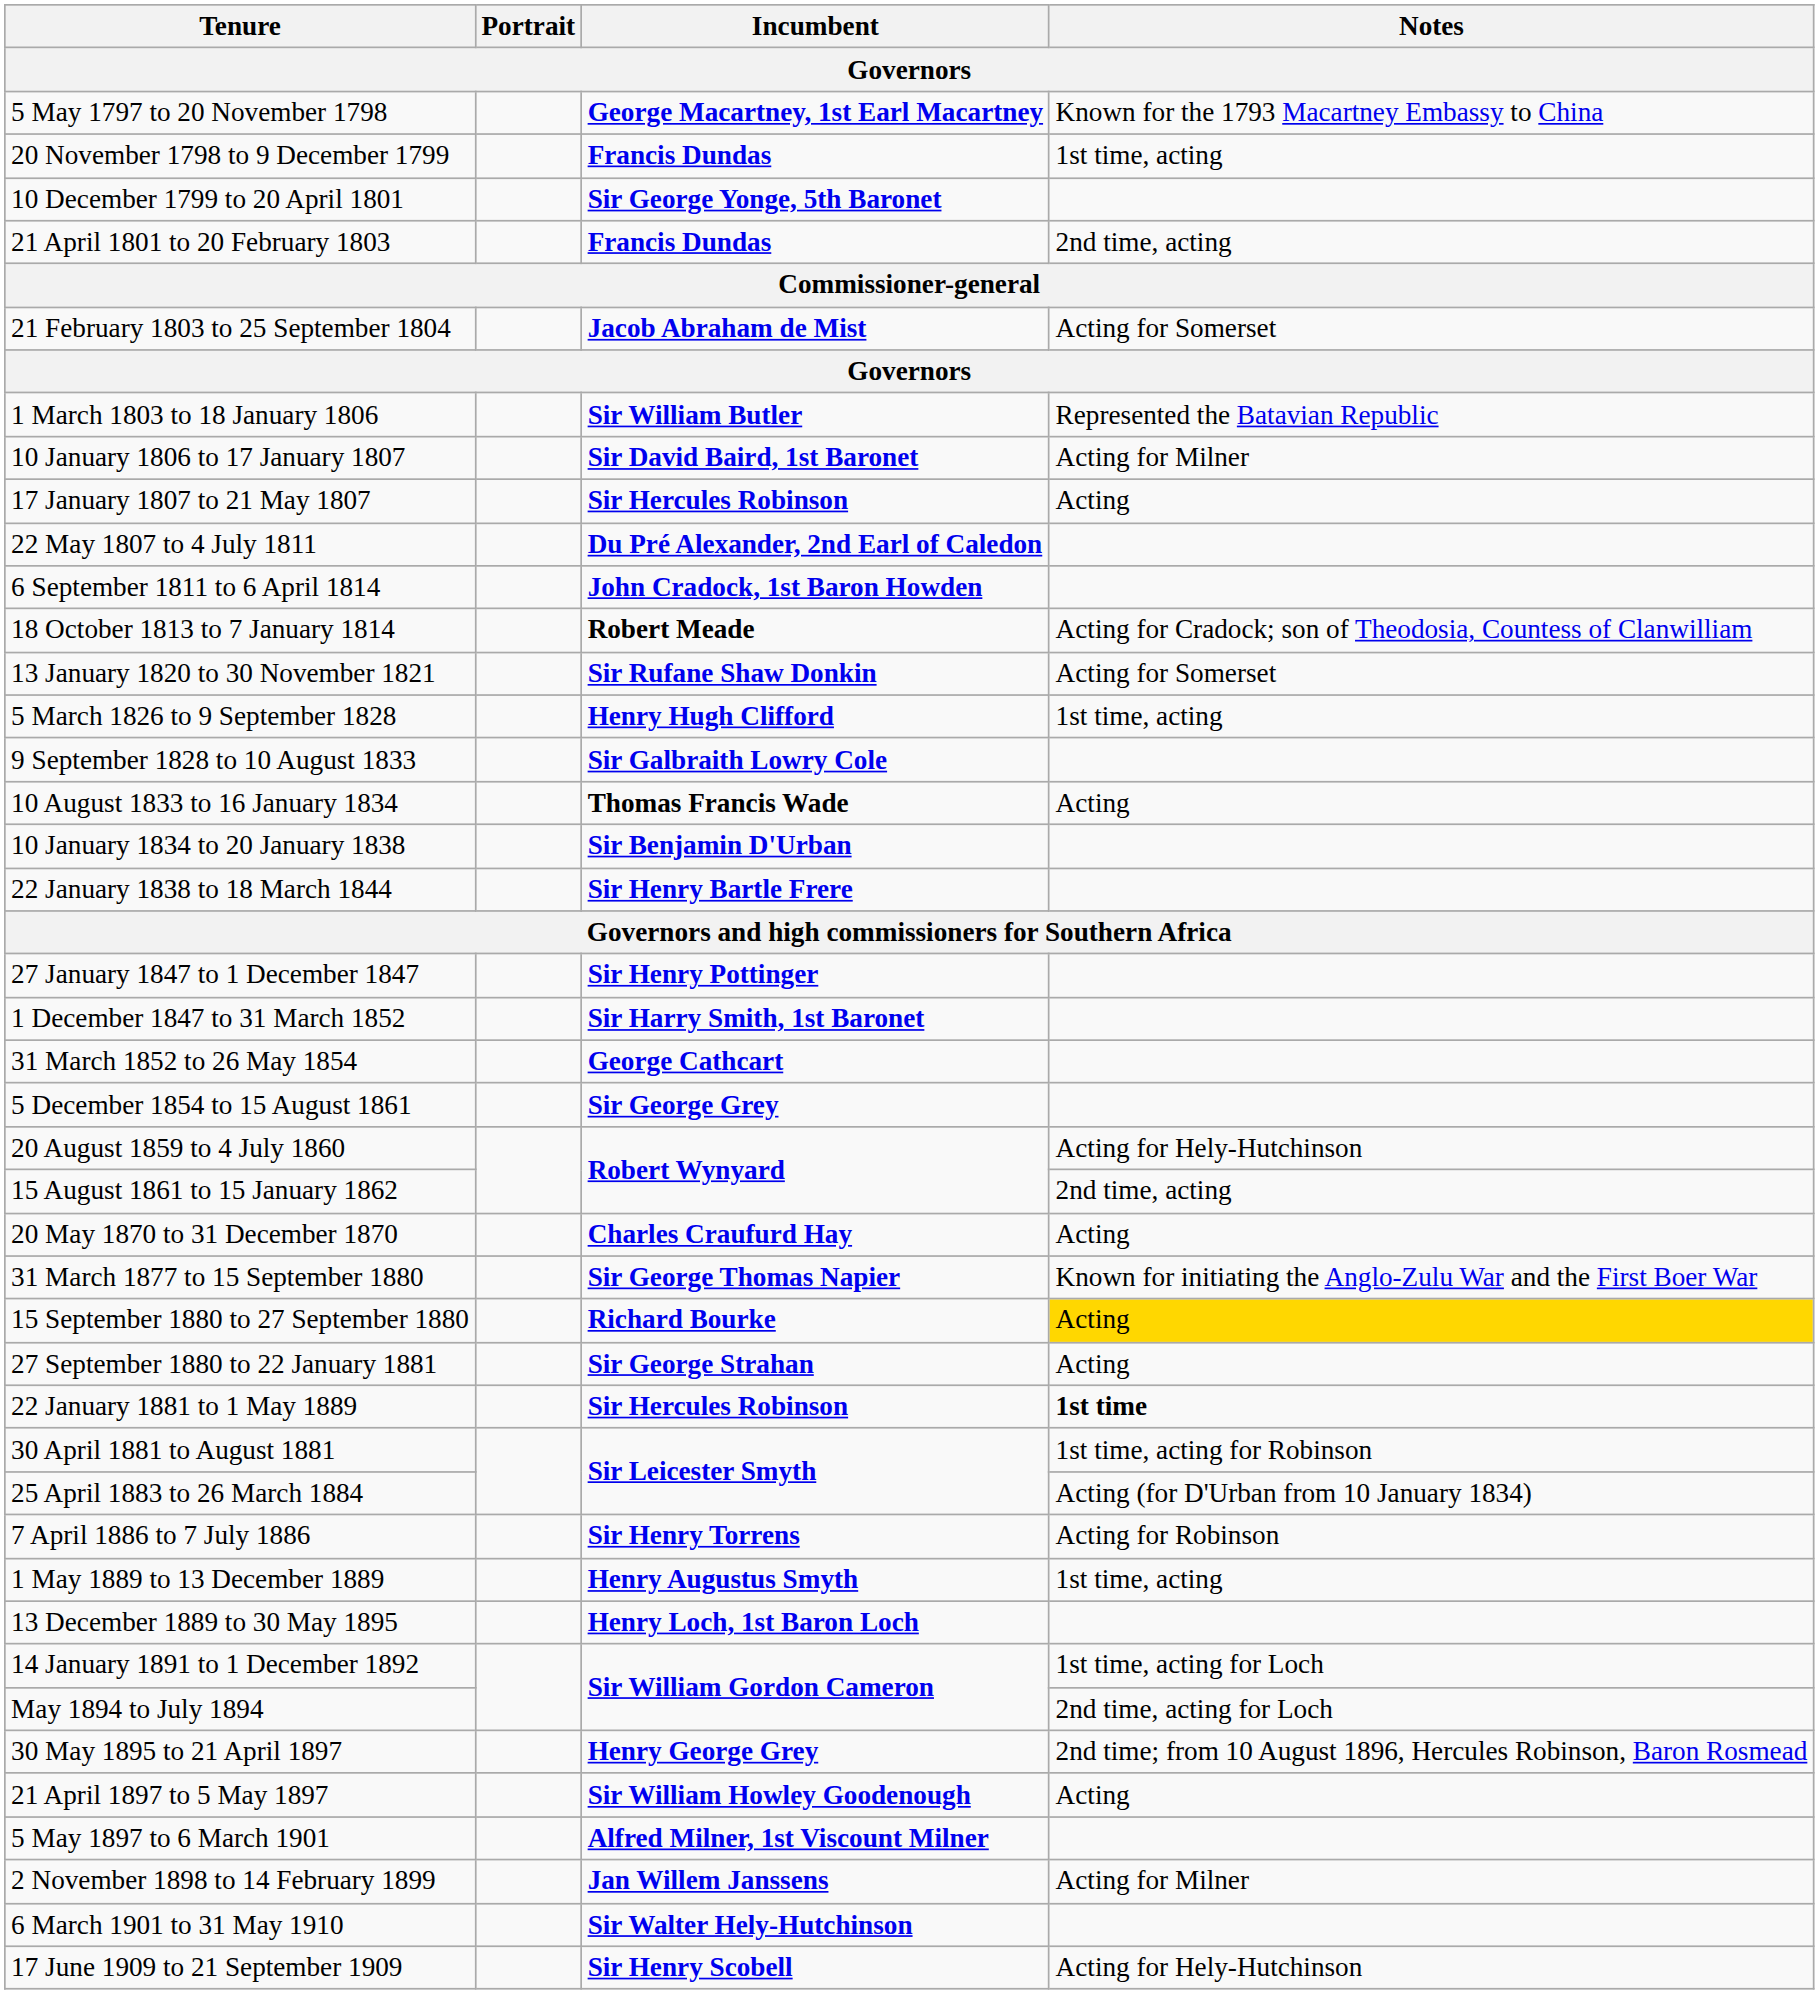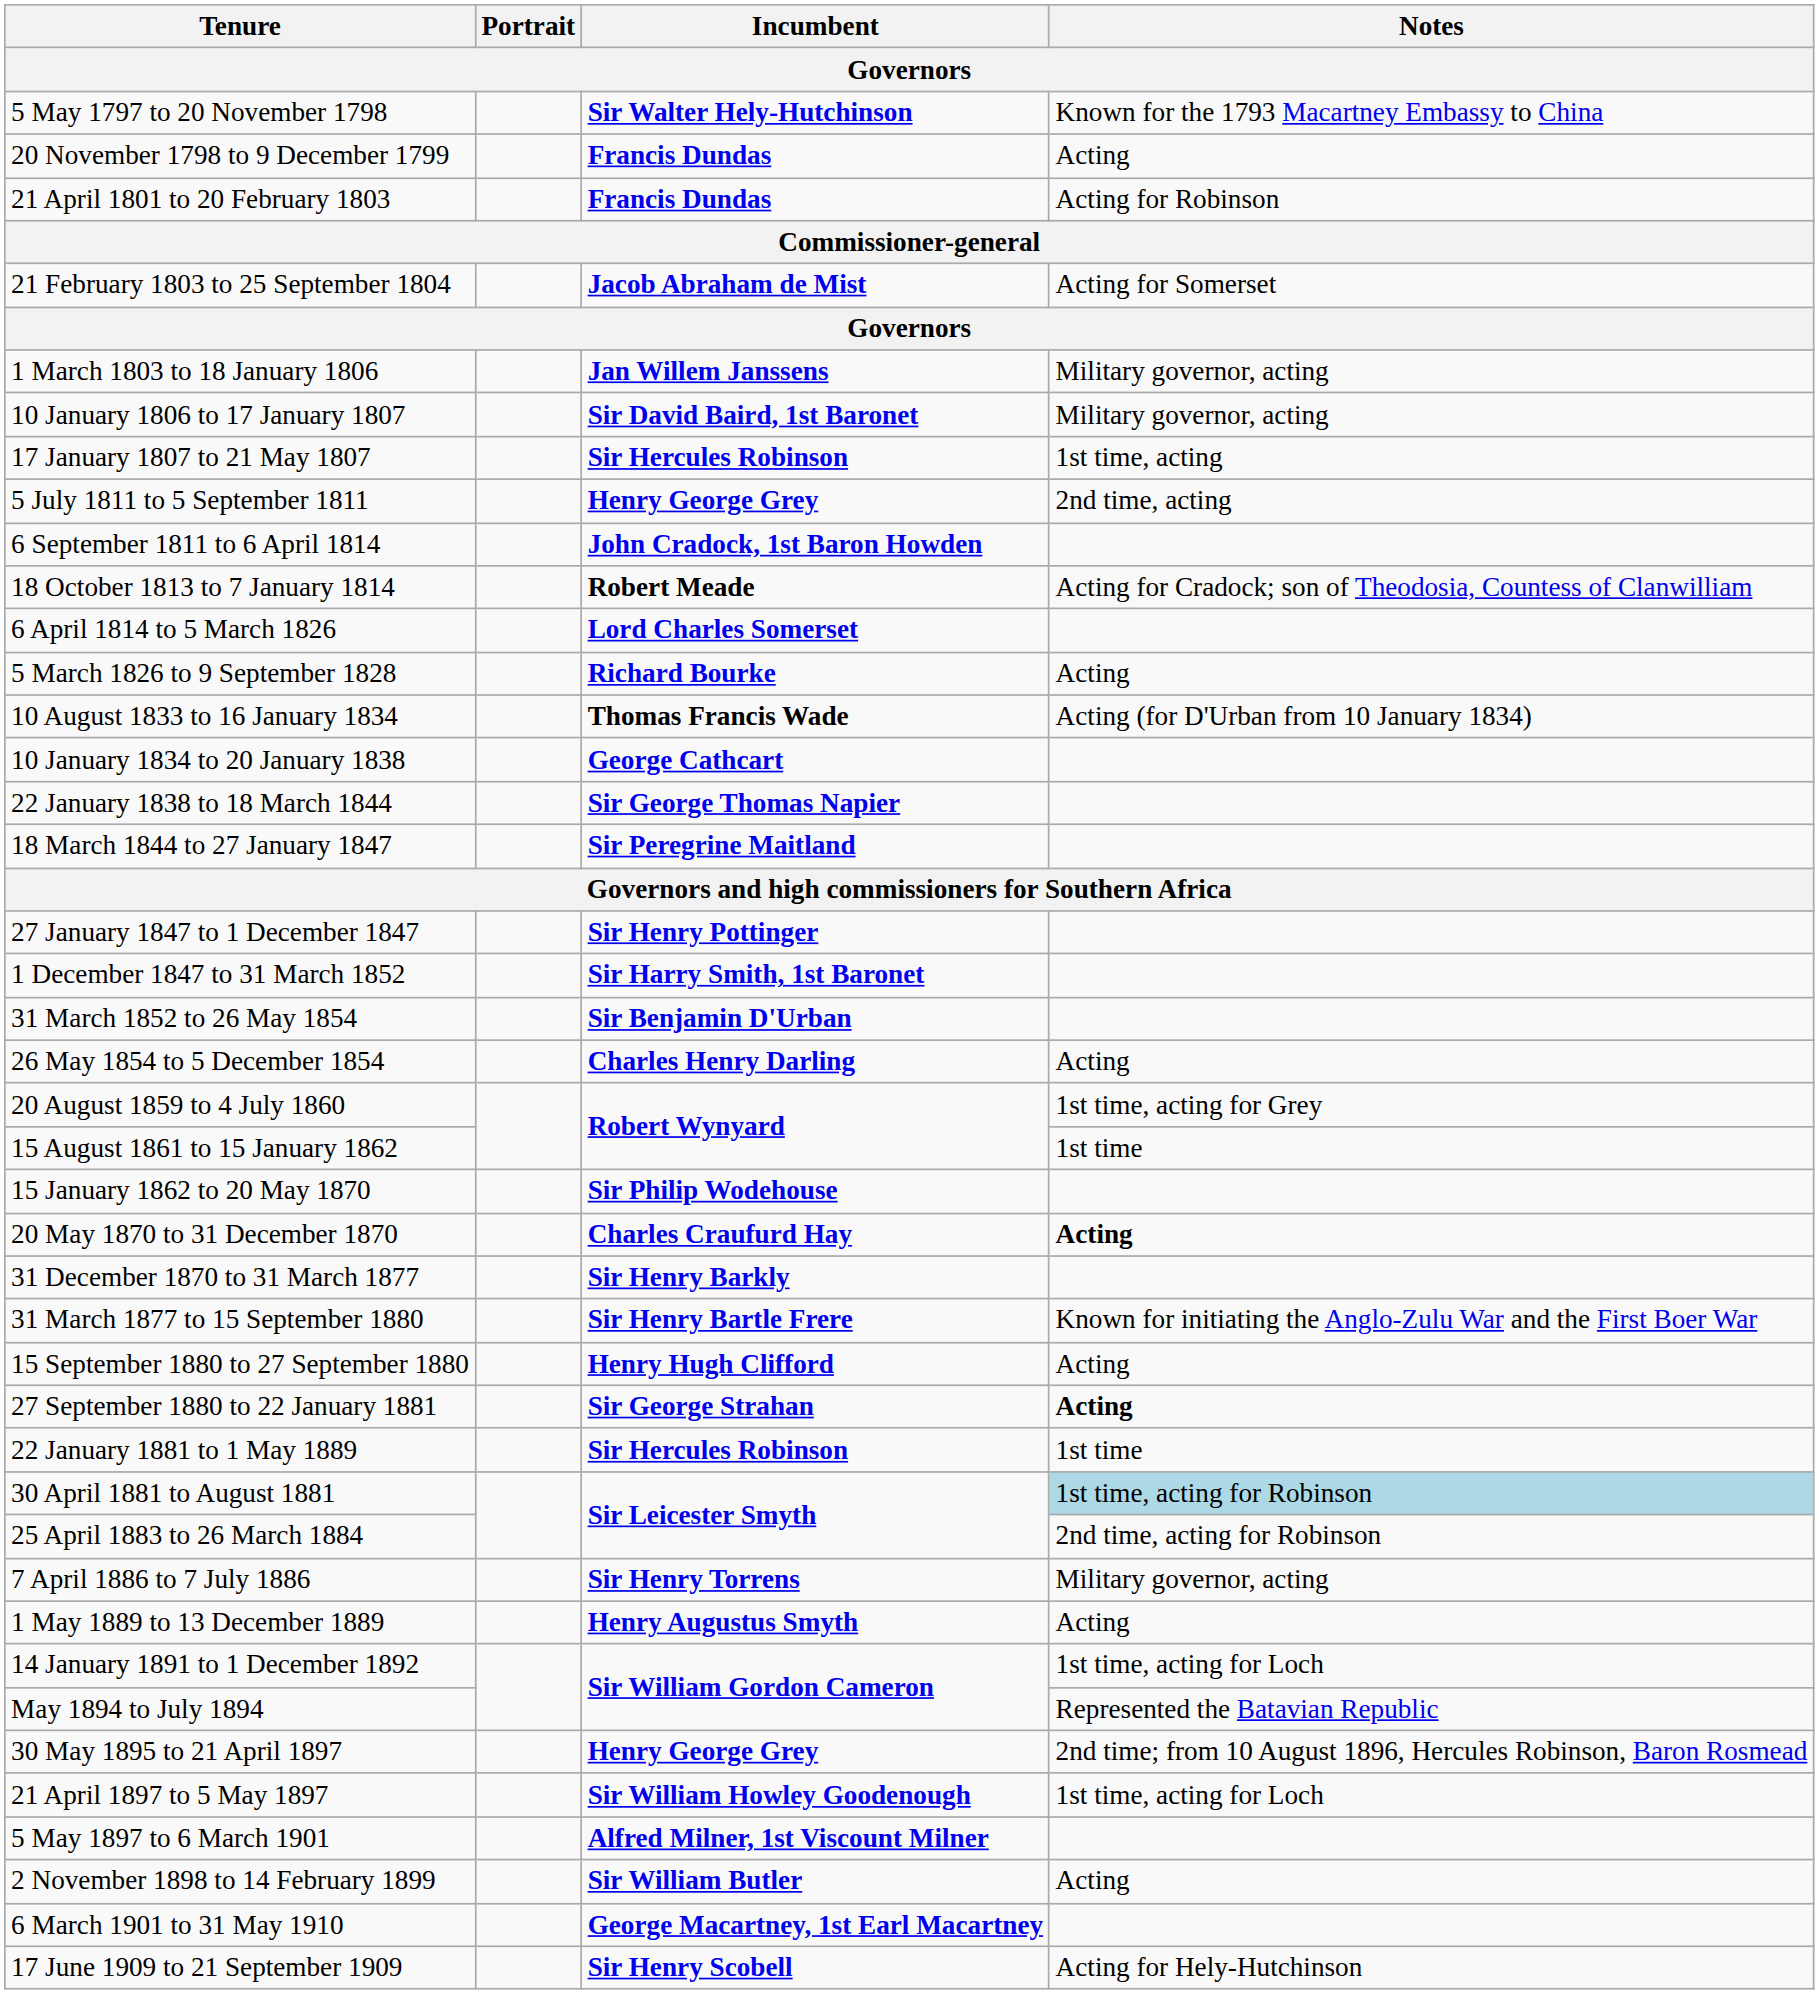(815, 112) George Macartney, 1st Earl Macartney -> (750, 112) Sir Walter Hely-Hutchinson
(1139, 155) 1st time, acting -> (1093, 155) Acting
- row: (208, 198)
(1144, 241) 2nd time, acting -> (1167, 198) Acting for Robinson
(695, 414) Sir William Butler -> (708, 371) Jan Willem Janssens
(1247, 414) Represented the Batavian Republic -> (1192, 371) Military governor, acting
(1152, 457) Acting for Milner -> (1192, 414) Military governor, acting
(1093, 500) Acting -> (1139, 457) 1st time, acting
- row: (164, 543)
+ row: (190, 500)
+ row: (174, 629)
- row: (223, 673)
(711, 716) Henry Hugh Clifford -> (682, 673) Richard Bourke
(1139, 716) 1st time, acting -> (1093, 673) Acting
- row: (214, 759)
(1093, 802) Acting -> (1294, 716) Acting (for D'Urban from 10 January 1834)
(720, 845) Sir Benjamin D'Urban -> (685, 759) George Cathcart
(720, 888) Sir Henry Bartle Frere -> (744, 802) Sir George Thomas Napier
+ row: (201, 845)
(685, 1061) George Cathcart -> (720, 1018) Sir Benjamin D'Urban
+ row: (198, 1061)
- row: (211, 1104)
(1209, 1147) Acting for Hely-Hutchinson -> (1189, 1104) 1st time, acting for Grey
(1144, 1190) 2nd time, acting -> (1099, 1147) 1st time
+ row: (191, 1190)
(1093, 1233) normal -> (1094, 1233) bold
+ row: (215, 1277)
(744, 1277) Sir George Thomas Napier -> (720, 1320) Sir Henry Bartle Frere
(682, 1320) Richard Bourke -> (711, 1363) Henry Hugh Clifford
(1093, 1320) gold background -> (1093, 1363) no background
(1093, 1363) normal -> (1094, 1406) bold
(1101, 1406) bold -> (1099, 1449) normal
(1214, 1449) no background -> (1214, 1492) lightblue background
(1294, 1492) Acting (for D'Urban from 10 January 1834) -> (1218, 1535) 2nd time, acting for Robinson
(1167, 1535) Acting for Robinson -> (1192, 1579) Military governor, acting
(1139, 1579) 1st time, acting -> (1093, 1622) Acting
- row: (205, 1622)
(1194, 1708) 2nd time, acting for Loch -> (1247, 1708) Represented the Batavian Republic
(1093, 1794) Acting -> (1190, 1794) 1st time, acting for Loch
(708, 1880) Jan Willem Janssens -> (695, 1880) Sir William Butler
(1152, 1880) Acting for Milner -> (1093, 1880) Acting
(750, 1924) Sir Walter Hely-Hutchinson -> (815, 1924) George Macartney, 1st Earl Macartney
